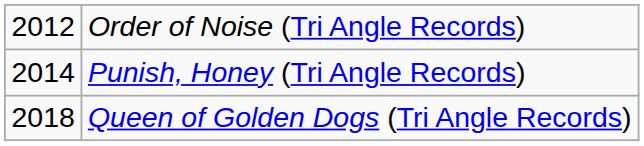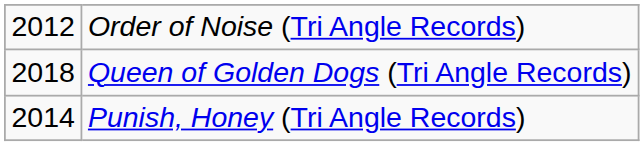rows swapped: (307, 72) <-> (360, 117)
